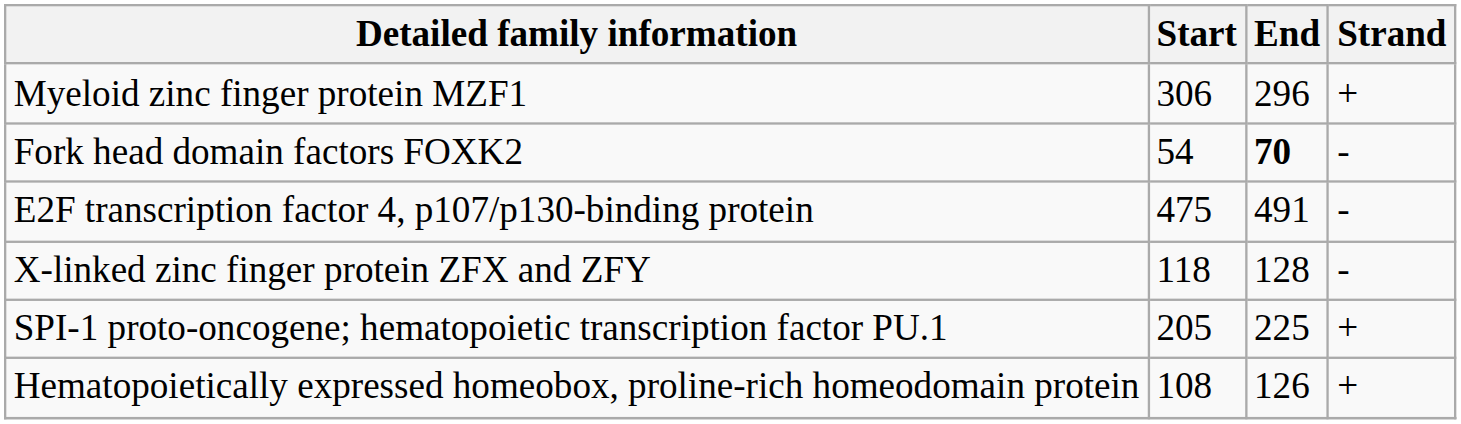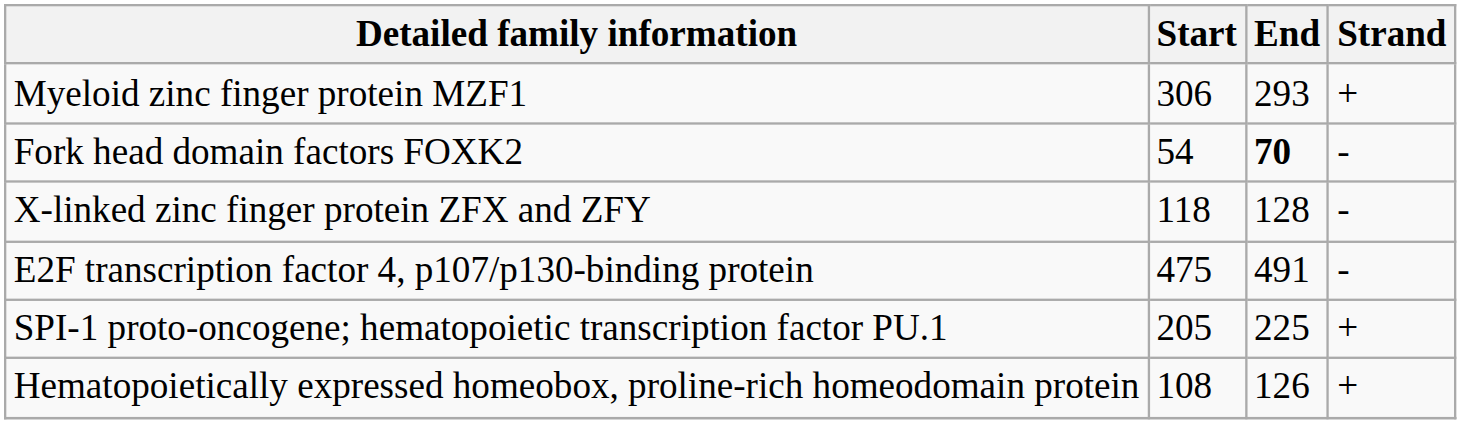(1282, 92) 296 -> (1282, 92) 293
rows swapped: (332, 269) <-> (414, 210)
